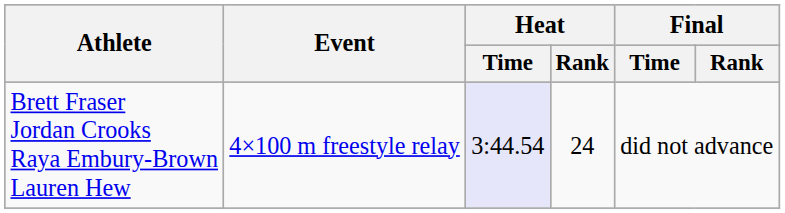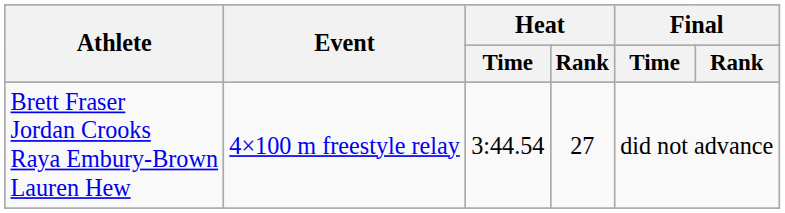(508, 145) lavender background -> (508, 145) no background
(582, 145) 24 -> (582, 145) 27
